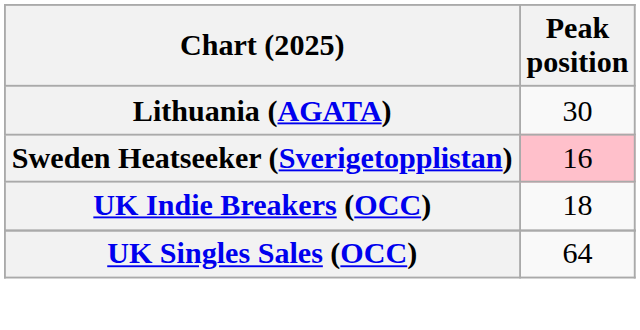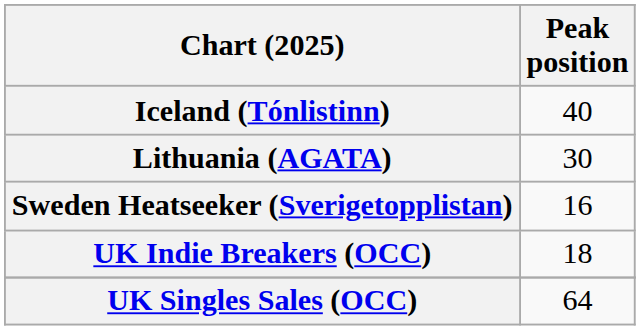+ row: (262, 109)
(577, 157) pink background -> (577, 205) no background
